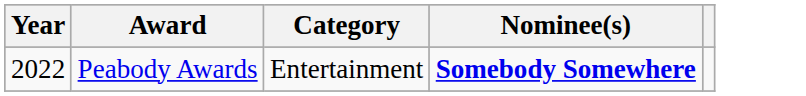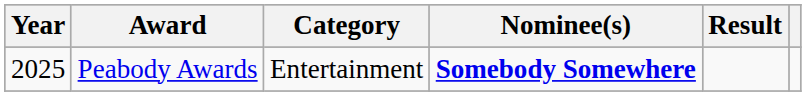+ column: (745, 25)
(38, 68) 2022 -> (38, 68) 2025
